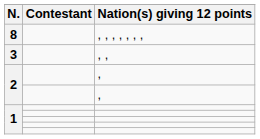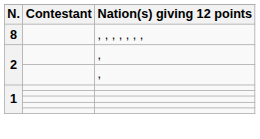- row: (14, 54)
